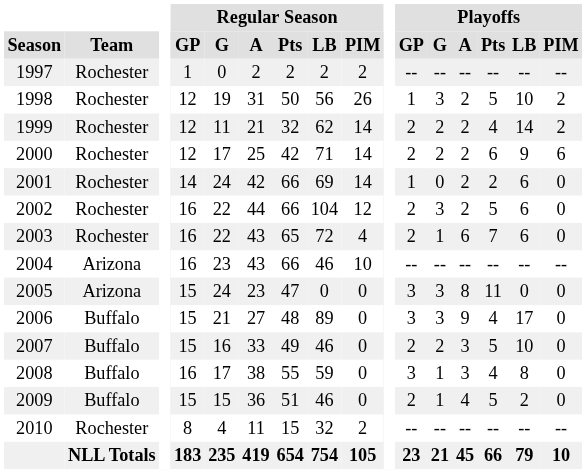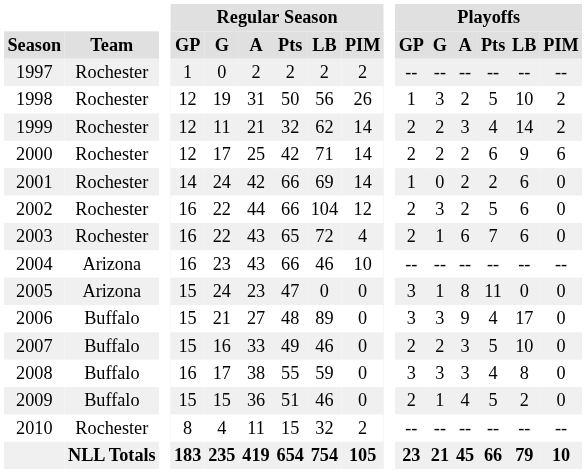(465, 127) 2 -> (465, 127) 3
(440, 291) 3 -> (440, 291) 1
(440, 373) 1 -> (440, 373) 3
